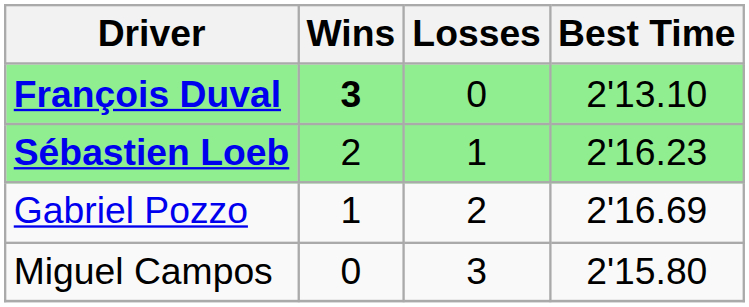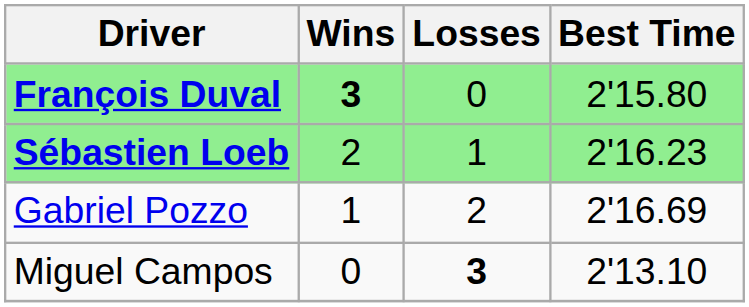(647, 93) 2'13.10 -> (647, 93) 2'15.80
(477, 270) normal -> (477, 270) bold
(647, 270) 2'15.80 -> (647, 270) 2'13.10
